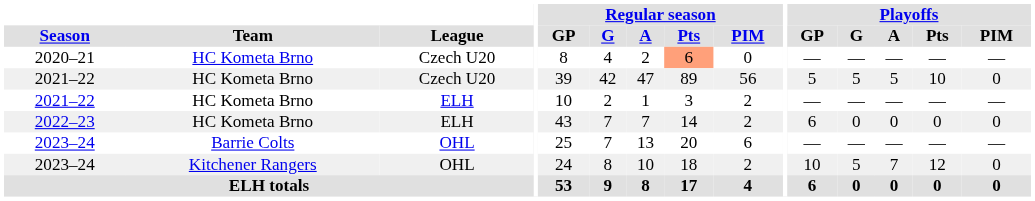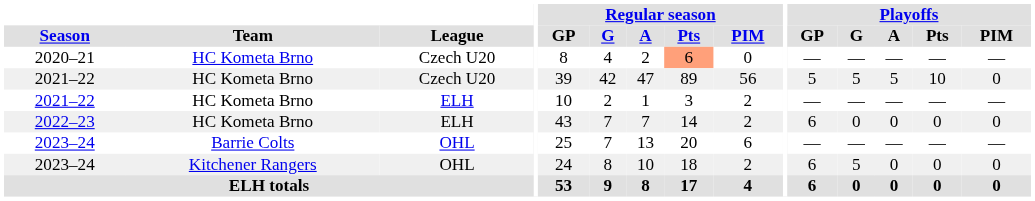(812, 164) 10 -> (812, 164) 6
(894, 164) 7 -> (894, 164) 0
(937, 164) 12 -> (937, 164) 0
